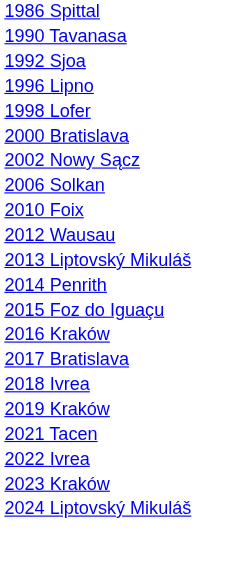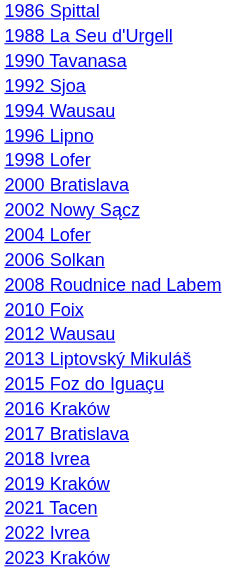+ row: (89, 36)
+ row: (60, 110)
+ row: (48, 235)
+ row: (113, 284)
- row: (56, 284)
- row: (98, 508)
